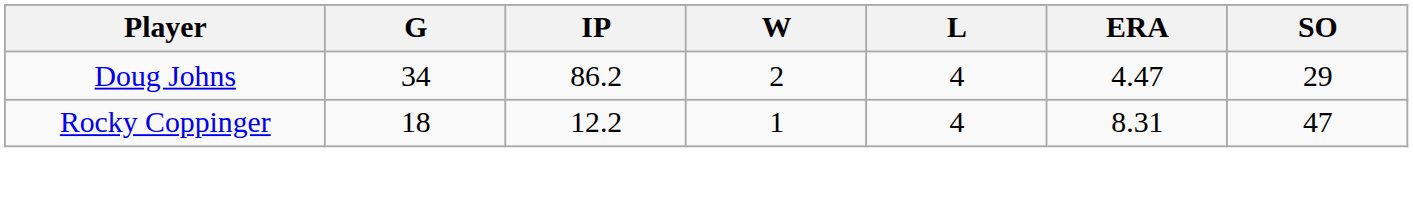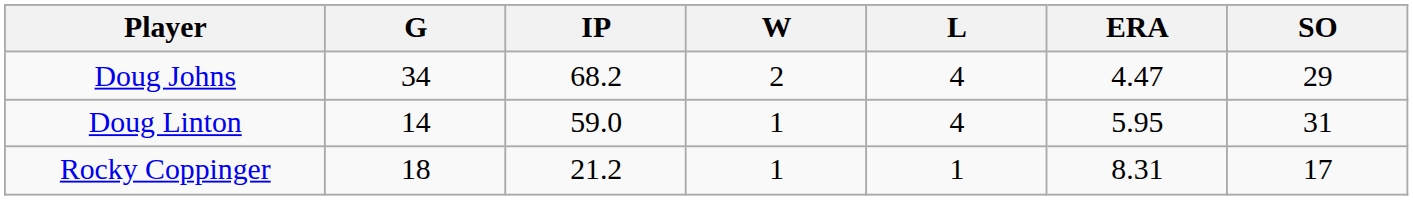(596, 75) 86.2 -> (596, 75) 68.2
+ row: (165, 122)
(596, 122) 12.2 -> (596, 169) 21.2
(957, 122) 4 -> (957, 169) 1
(1318, 122) 47 -> (1318, 169) 17
